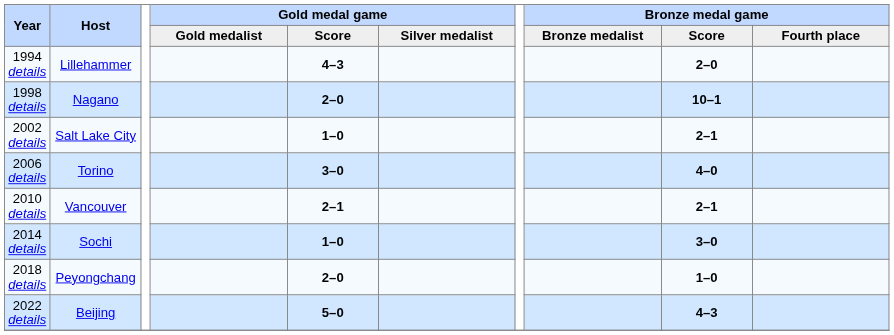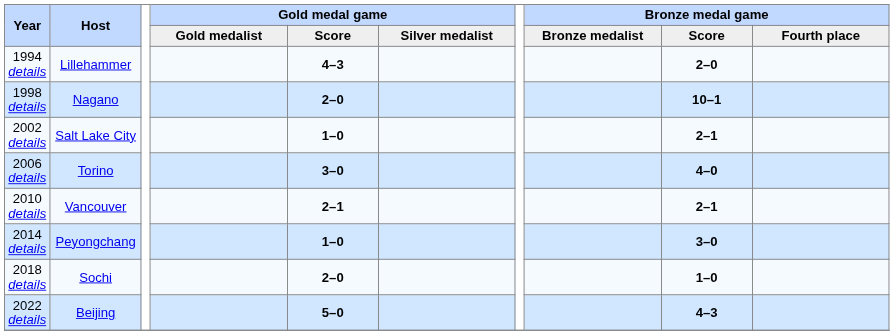(96, 242) Sochi -> (96, 242) Peyongchang
(96, 277) Peyongchang -> (96, 277) Sochi
